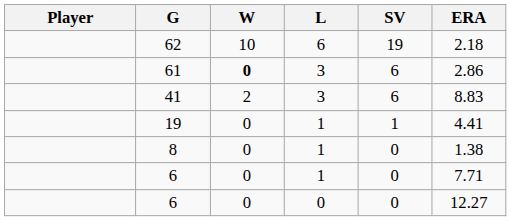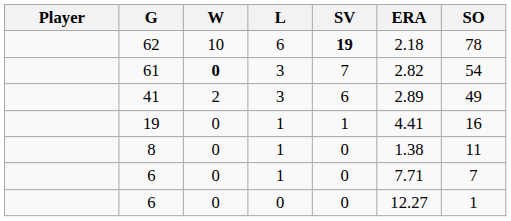+ column: (473, 17)
(395, 44) normal -> (345, 44) bold
(395, 70) 6 -> (345, 70) 7
(469, 70) 2.86 -> (409, 70) 2.82
(469, 96) 8.83 -> (409, 96) 2.89
